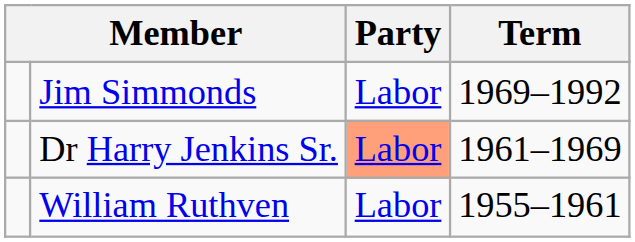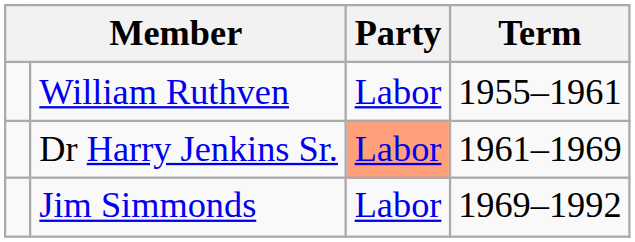rows swapped: (164, 206) <-> (148, 90)
